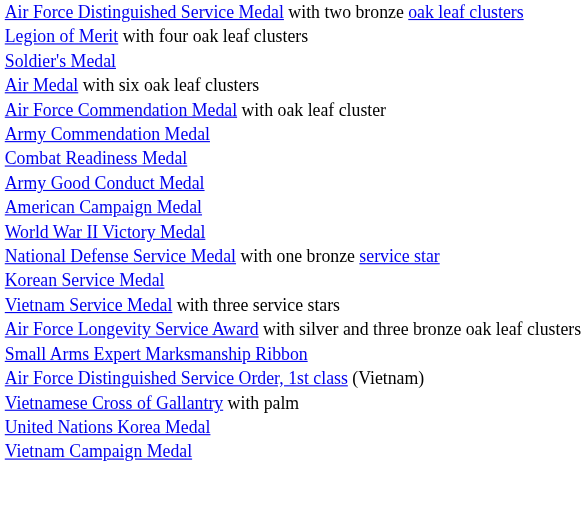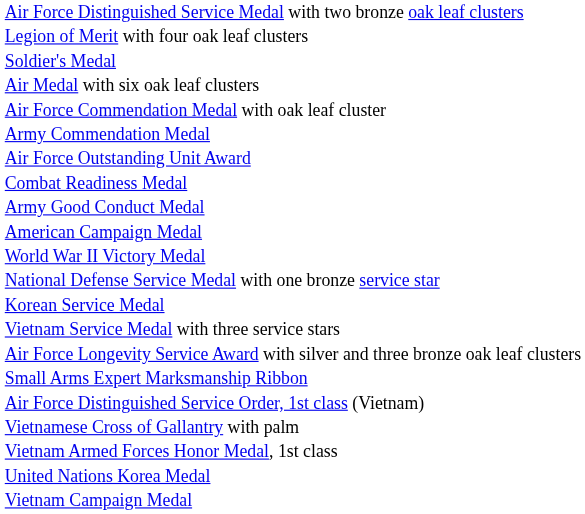+ row: (128, 158)
+ row: (171, 451)
